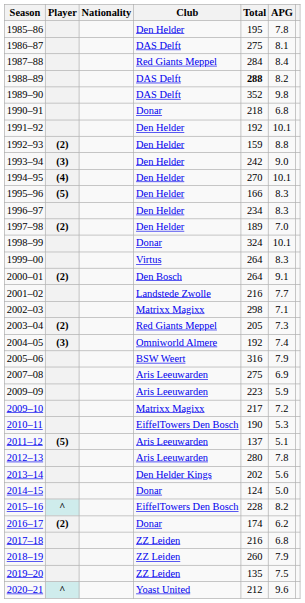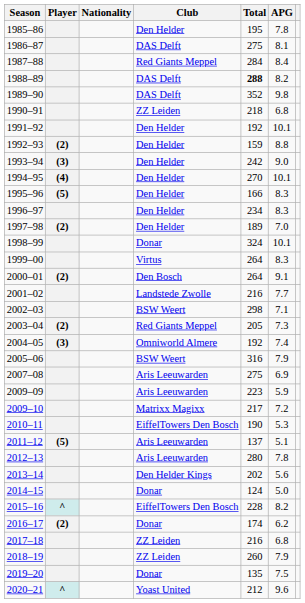(149, 111) Donar -> (158, 111) ZZ Leiden
(170, 309) Matrixx Magixx -> (161, 309) BSW Weert
(158, 573) ZZ Leiden -> (149, 573) Donar
